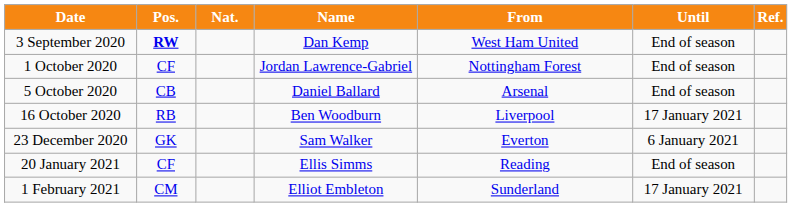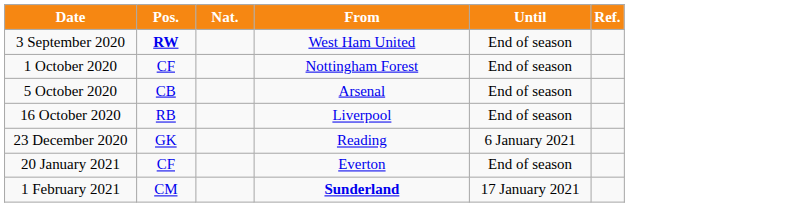- column: (336, 17)
(693, 116) 17 January 2021 -> (530, 116) End of season
(525, 140) Everton -> (362, 140) Reading
(525, 165) Reading -> (362, 165) Everton
(525, 190) normal -> (362, 190) bold
